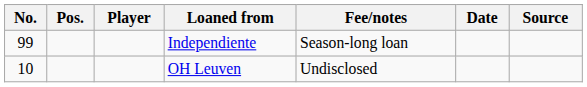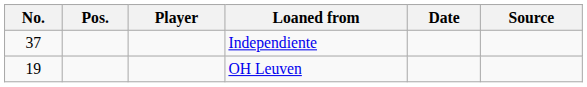- column: (376, 17)
(25, 43) 99 -> (33, 43) 37
(25, 69) 10 -> (33, 69) 19
